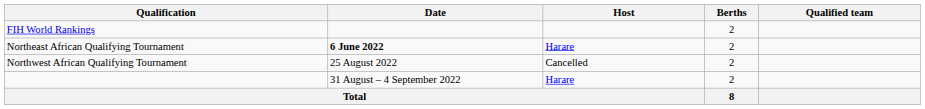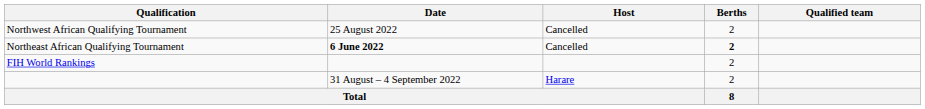rows swapped: (51, 29) <-> (97, 63)
(560, 46) Harare -> (567, 46) Cancelled
(732, 46) normal -> (732, 46) bold
